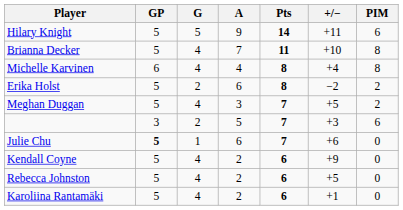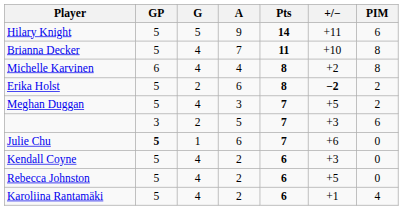(332, 68) +4 -> (332, 68) +2
(332, 86) normal -> (332, 86) bold
(332, 159) +9 -> (332, 159) +3
(377, 196) 0 -> (377, 196) 4
